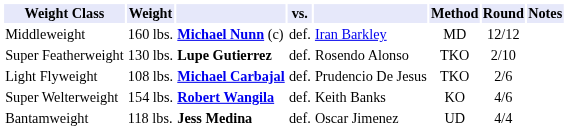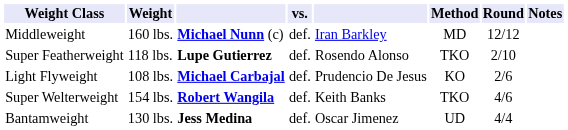(150, 55) 130 lbs. -> (150, 55) 118 lbs.
(455, 76) TKO -> (455, 76) KO
(455, 97) KO -> (455, 97) TKO
(150, 118) 118 lbs. -> (150, 118) 130 lbs.
